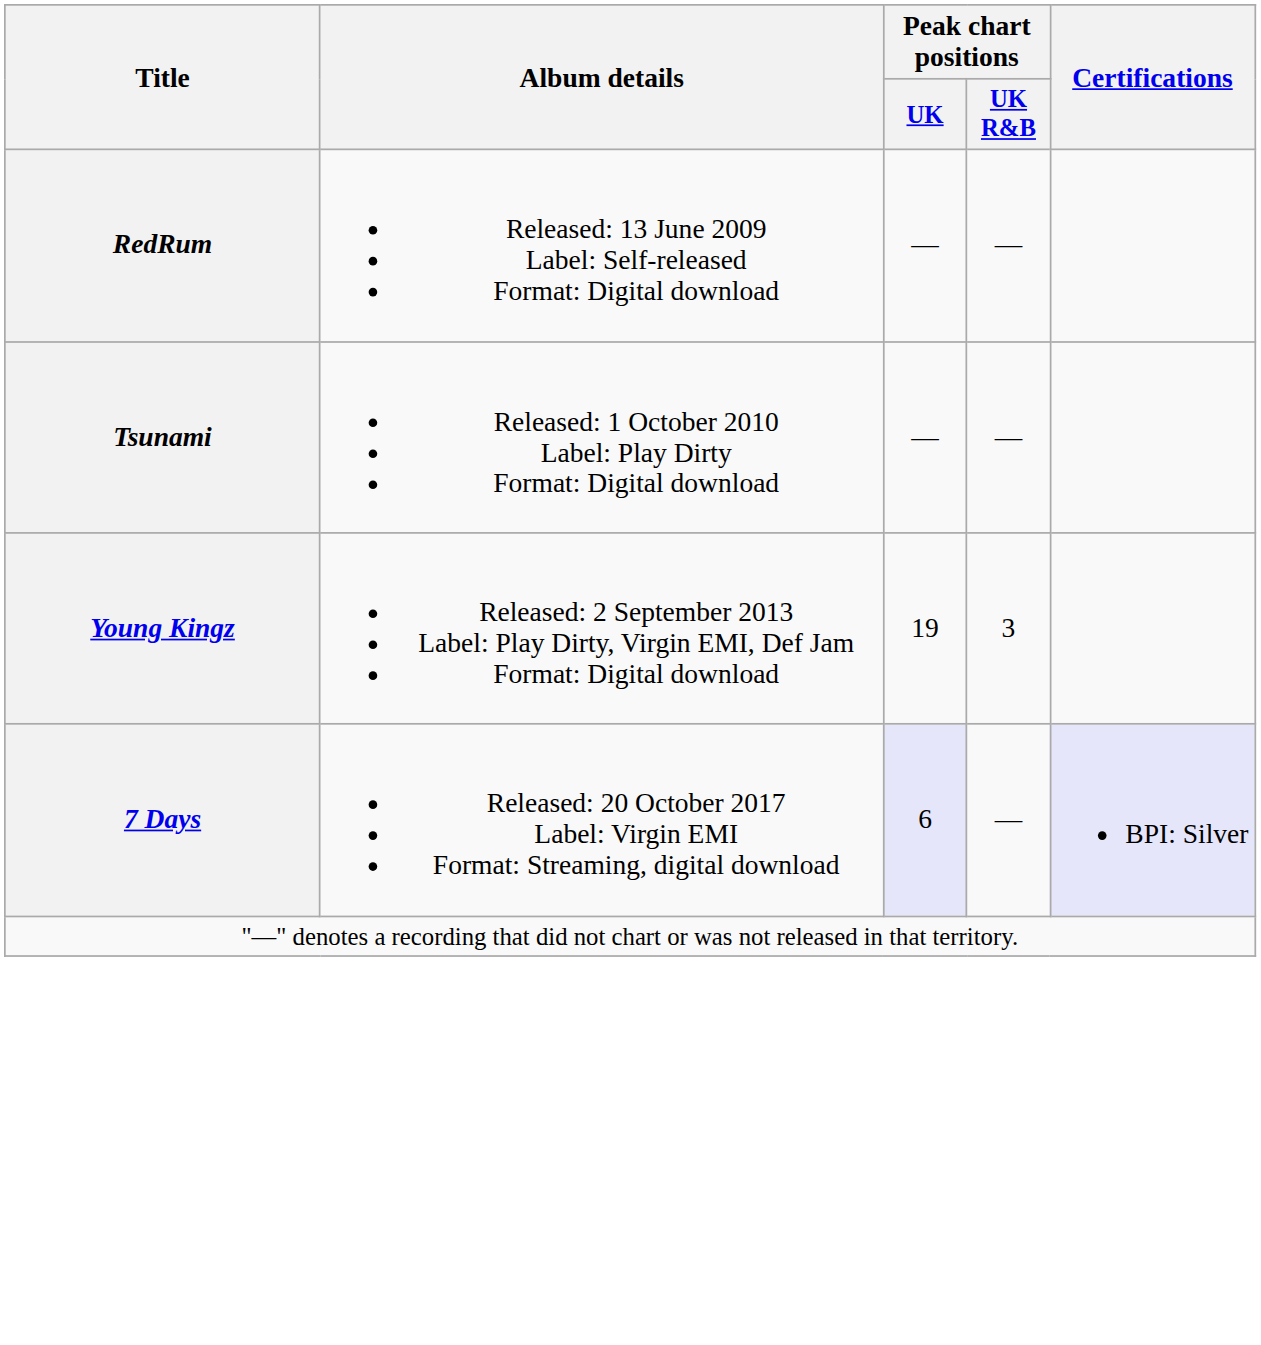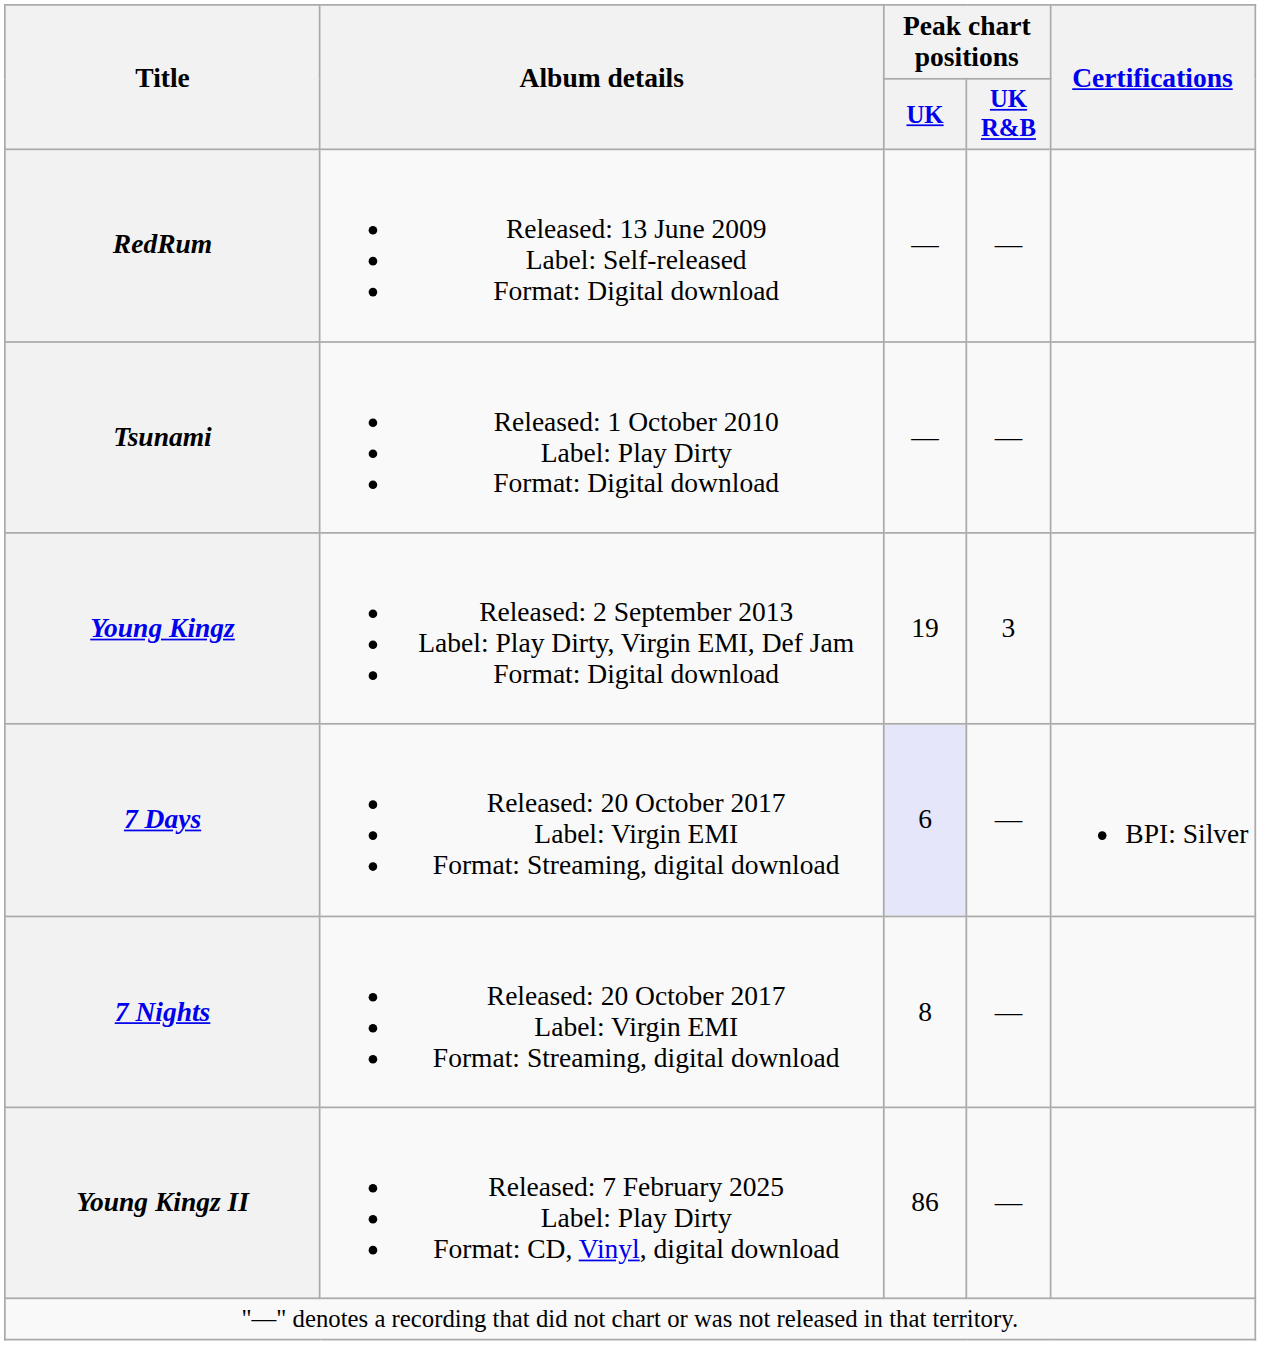(1152, 836) lavender background -> (1152, 836) no background
+ row: (163, 1011)
+ row: (163, 1202)
